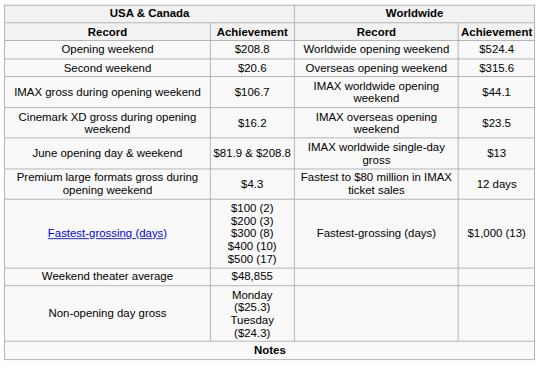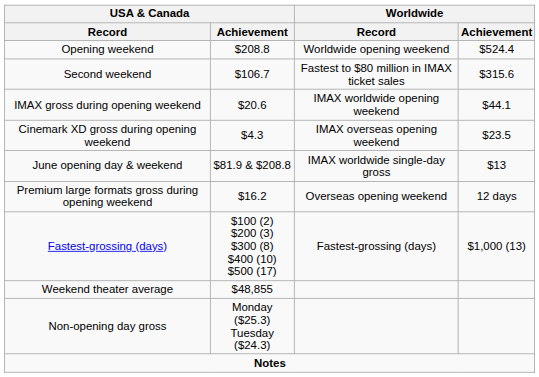(252, 68) $20.6 -> (252, 74) $106.7
(376, 68) Overseas opening weekend -> (376, 74) Fastest to $80 million in IMAX ticket sales
(252, 92) $106.7 -> (252, 105) $20.6
(252, 123) $16.2 -> (252, 135) $4.3
(252, 184) $4.3 -> (252, 197) $16.2
(376, 184) Fastest to $80 million in IMAX ticket sales -> (376, 197) Overseas opening weekend
